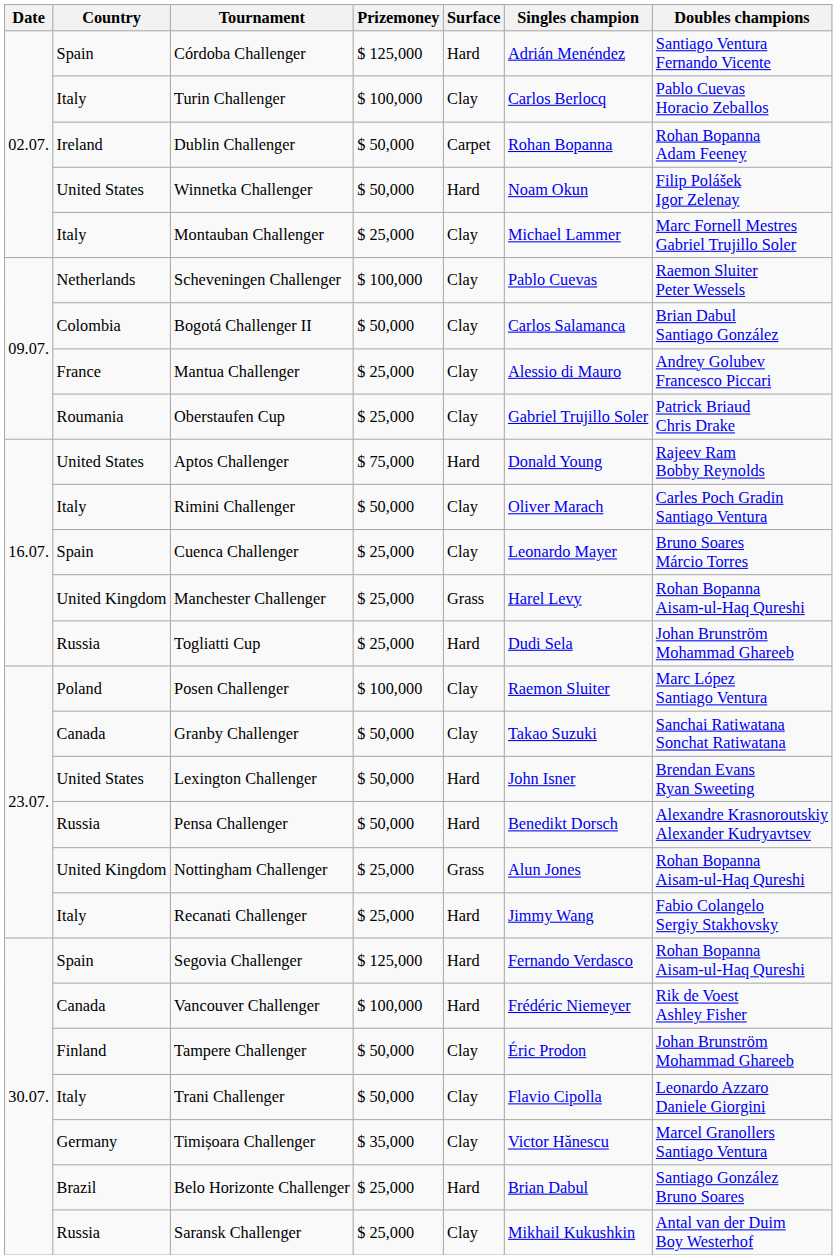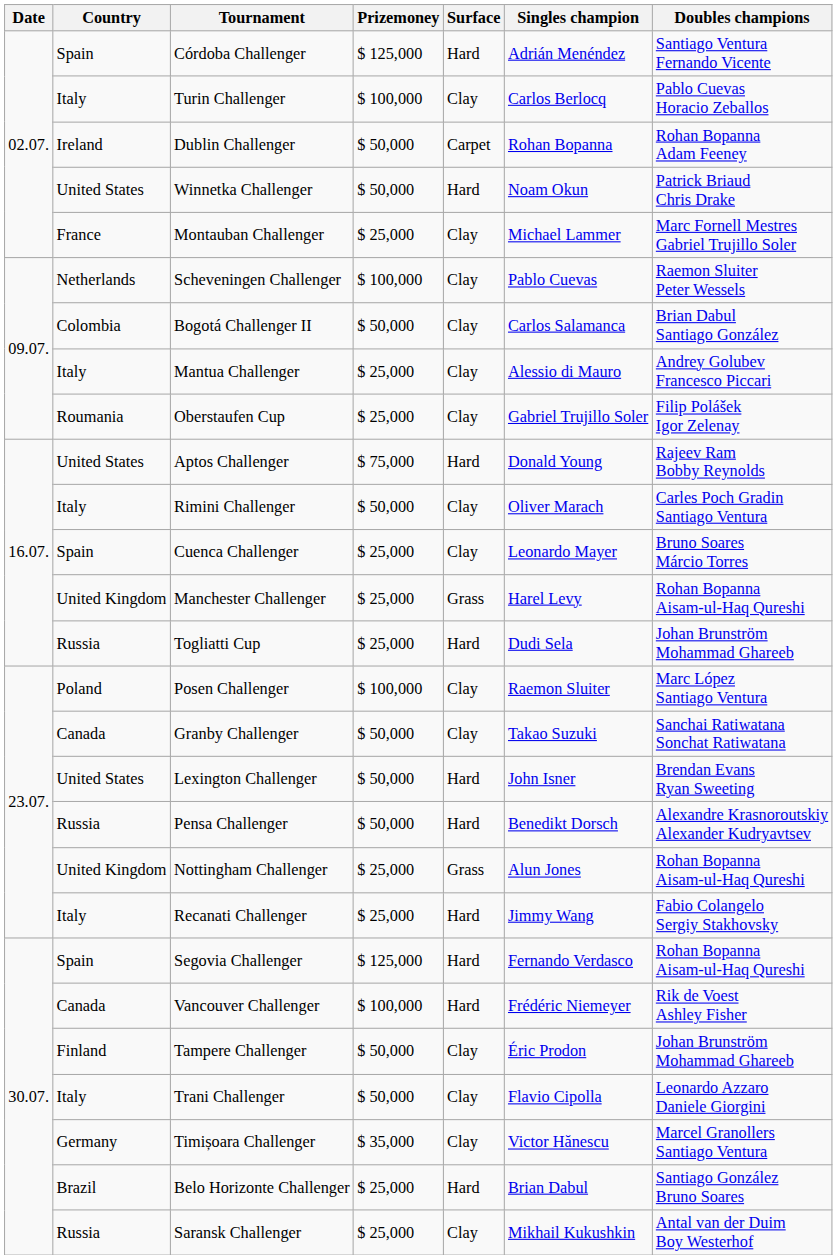(699, 189) Filip Polášek Igor Zelenay -> (703, 189) Patrick Briaud Chris Drake
(72, 234) Italy -> (79, 234) France
(79, 370) France -> (72, 370) Italy
(703, 415) Patrick Briaud Chris Drake -> (699, 415) Filip Polášek Igor Zelenay
